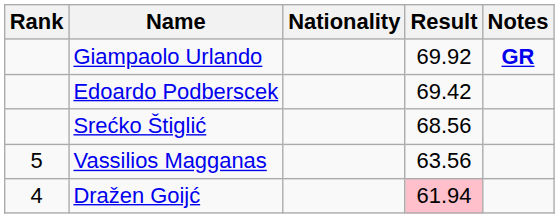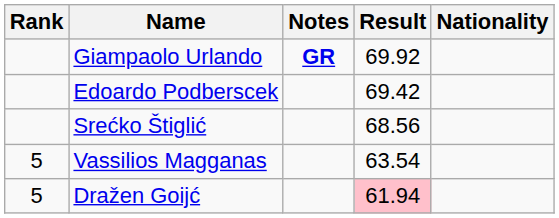columns swapped: (344, 21) <-> (518, 21)
(444, 160) 63.56 -> (393, 160) 63.54
(37, 195) 4 -> (37, 195) 5
